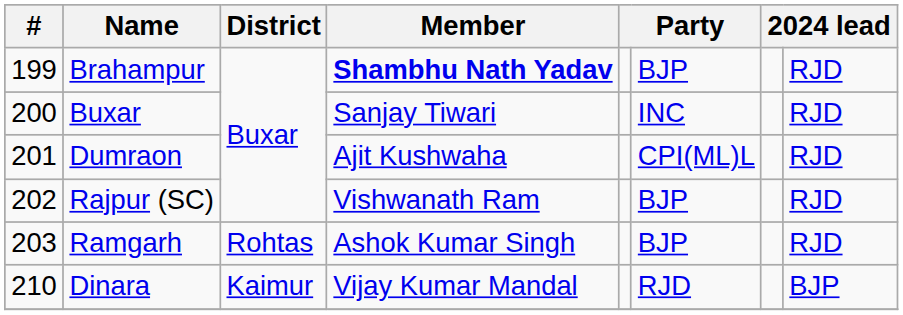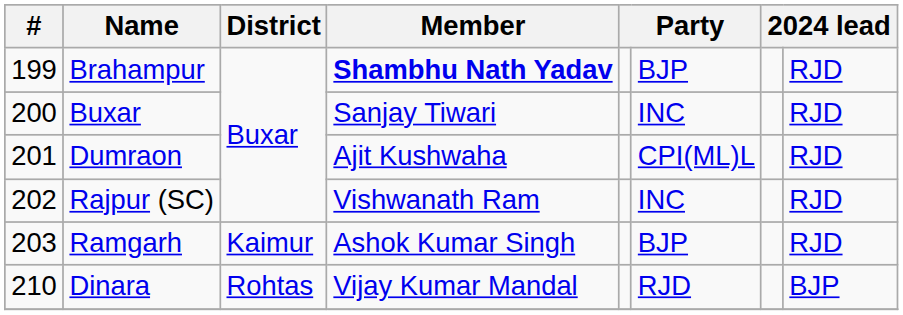(663, 199) BJP -> (661, 199) INC
(270, 243) Rohtas -> (270, 243) Kaimur
(270, 286) Kaimur -> (270, 286) Rohtas
